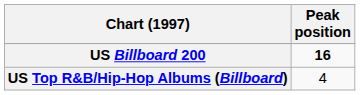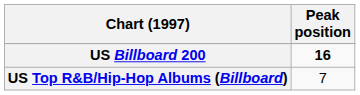(323, 78) 4 -> (323, 78) 7
